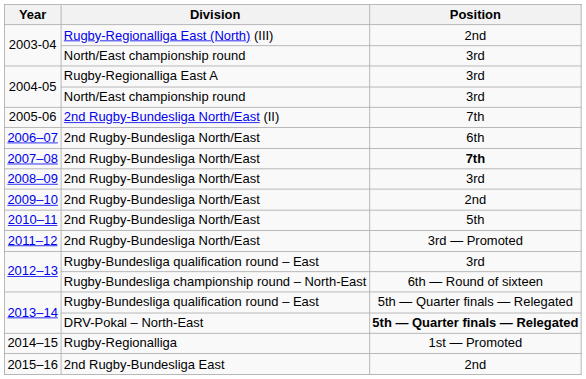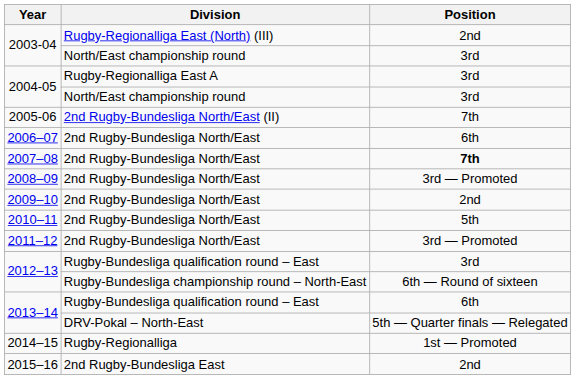(475, 179) 3rd -> (470, 179) 3rd — Promoted
(475, 302) 5th — Quarter finals — Relegated -> (470, 302) 6th
(475, 323) bold -> (470, 323) normal
